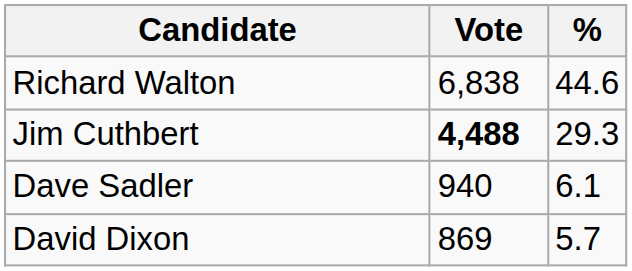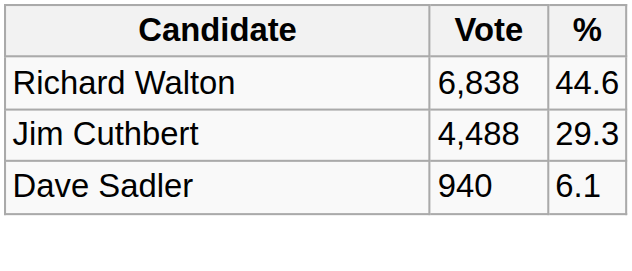(479, 134) bold -> (479, 134) normal
- row: (101, 238)
